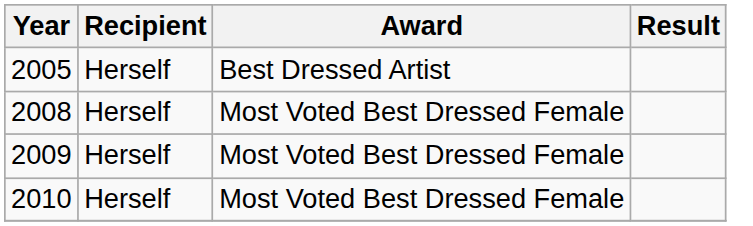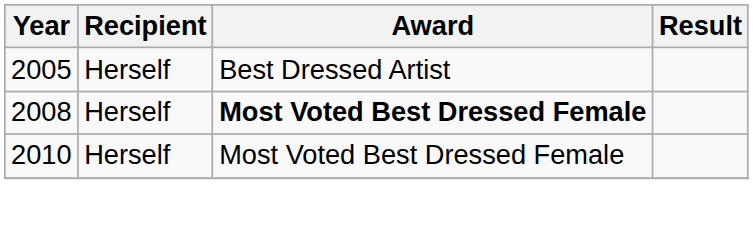(422, 112) normal -> (433, 112) bold
- row: (41, 155)
